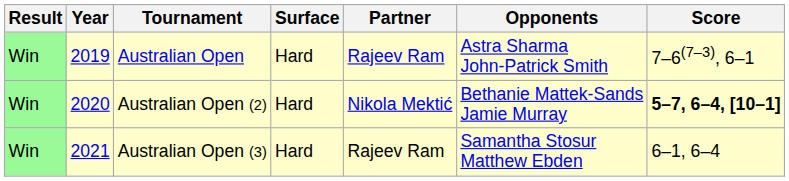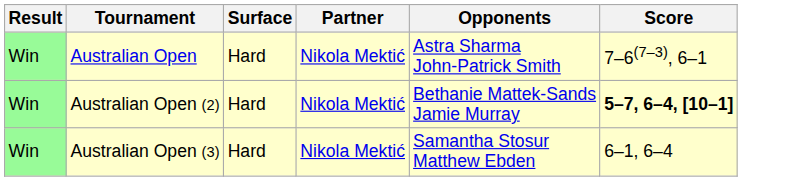- column: (90, 18)
(396, 56) Rajeev Ram -> (353, 56) Nikola Mektić
(396, 151) Rajeev Ram -> (353, 151) Nikola Mektić
